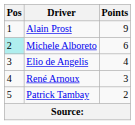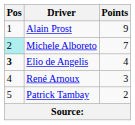(126, 46) 6 -> (126, 46) 7
(9, 62) normal -> (9, 62) bold
